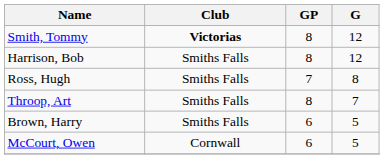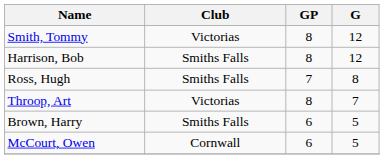(215, 36) bold -> (215, 36) normal
(215, 100) Smiths Falls -> (215, 100) Victorias
